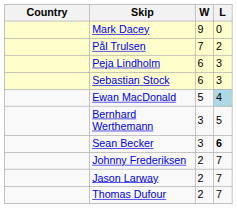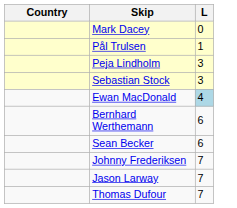- column: (204, 13)
(219, 47) 2 -> (201, 47) 1
(219, 121) 5 -> (201, 121) 6
(219, 144) bold -> (201, 144) normal
